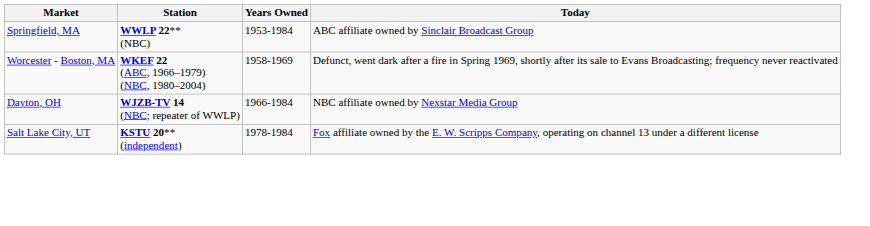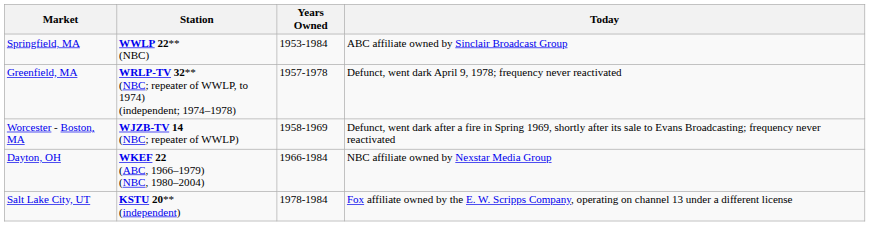+ row: (42, 73)
(163, 73) WKEF 22 (ABC, 1966–1979) (NBC, 1980–2004) -> (179, 134) WJZB-TV 14 (NBC; repeater of WWLP)
(180, 109) WJZB-TV 14 (NBC; repeater of WWLP) -> (162, 170) WKEF 22 (ABC, 1966–1979) (NBC, 1980–2004)
